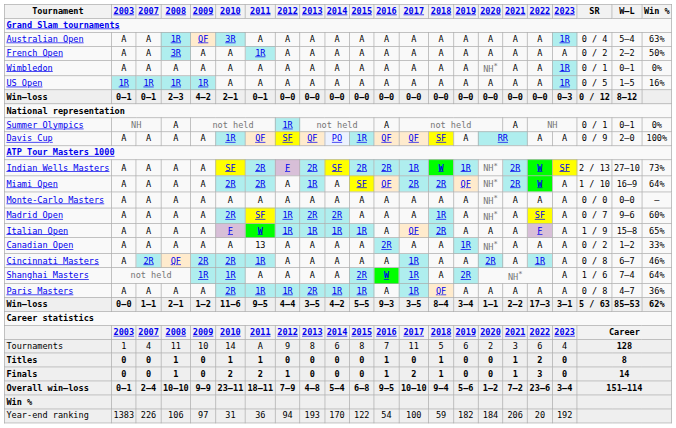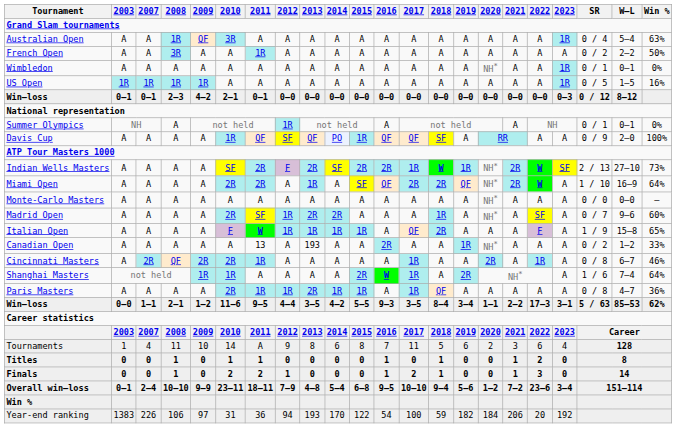(312, 246) A -> (312, 246) 193
